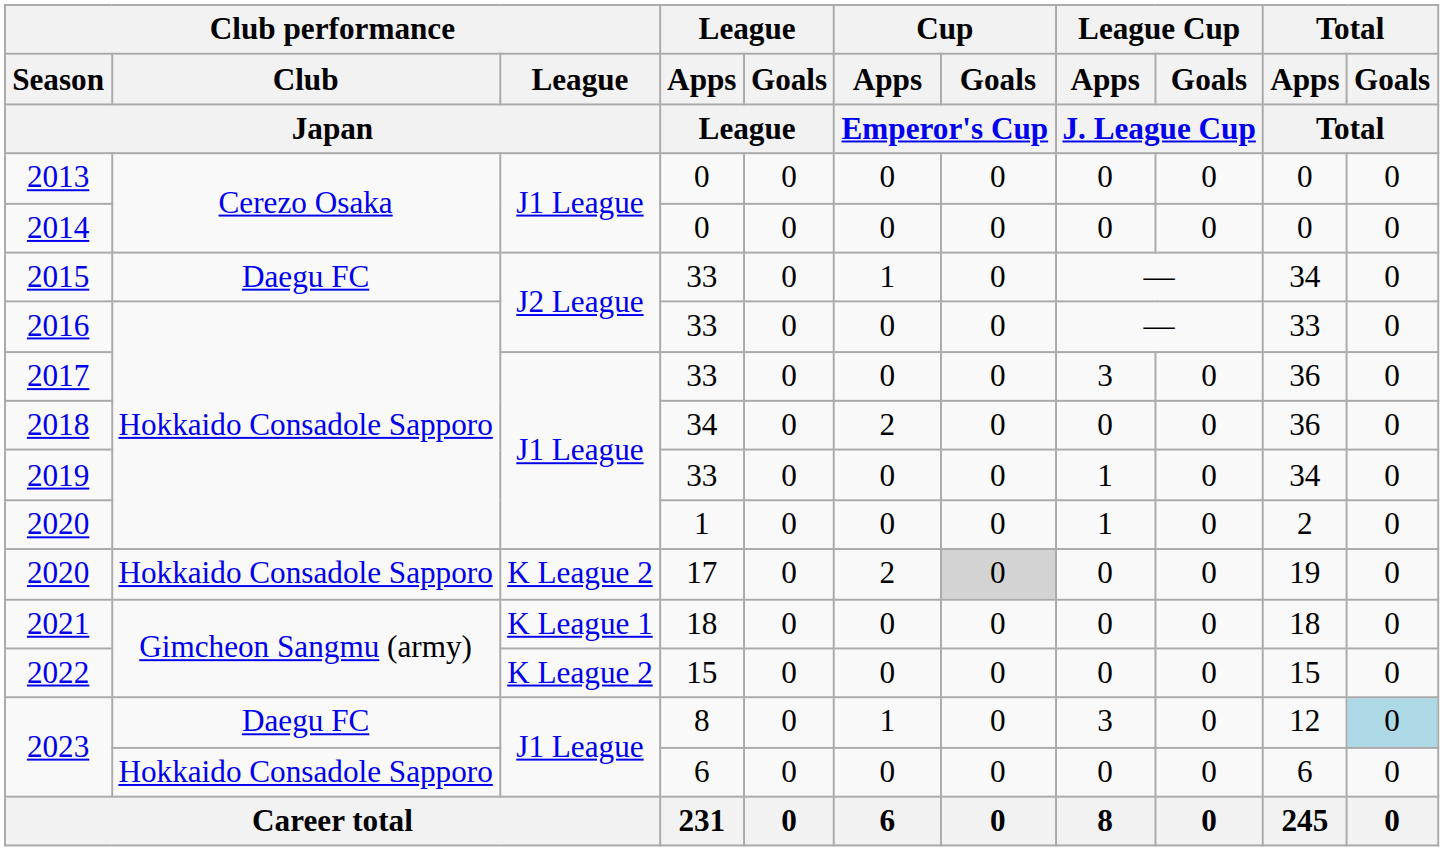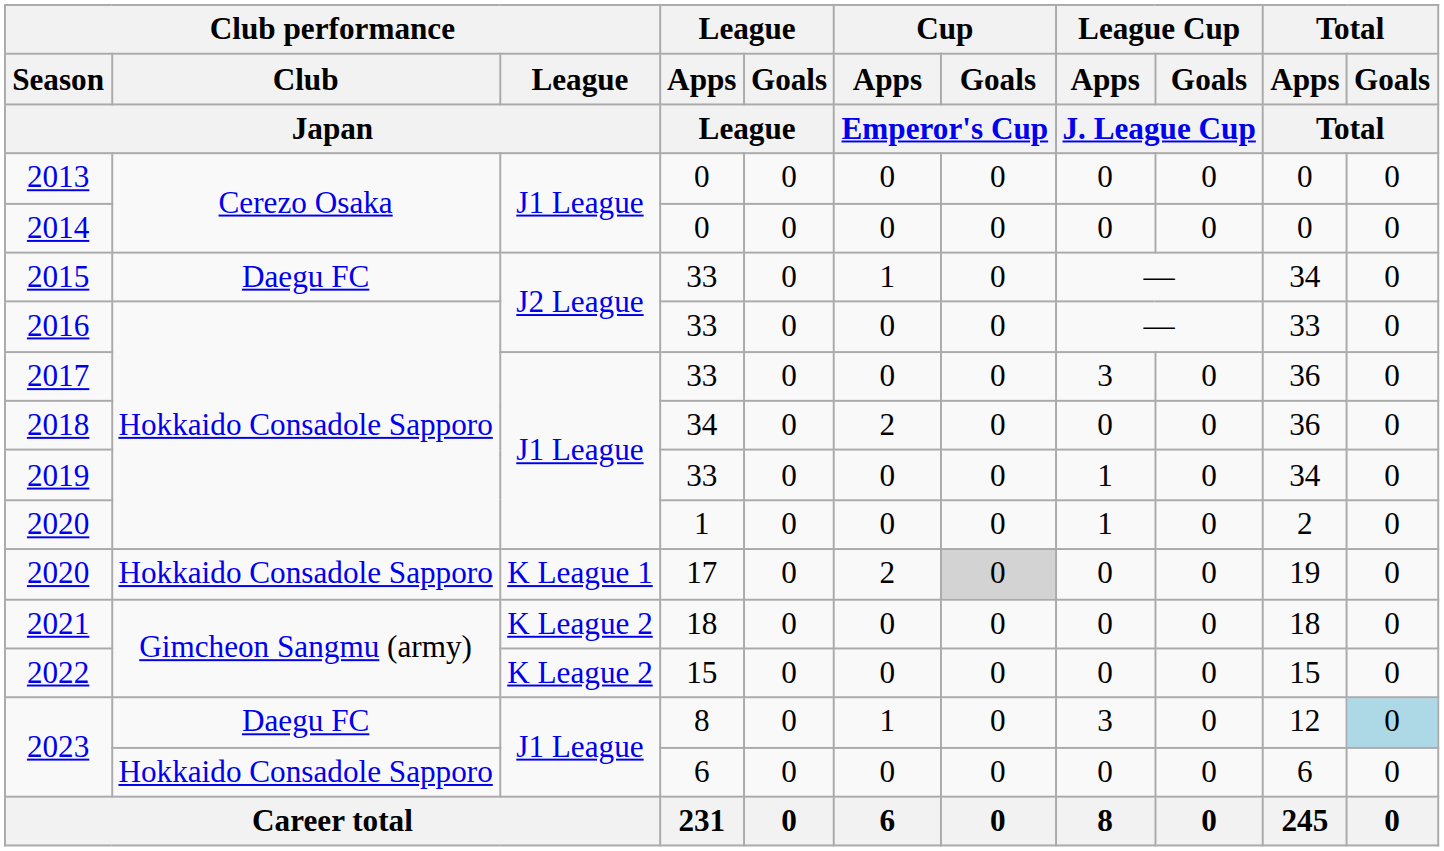(580, 573) K League 2 -> (580, 573) K League 1
(580, 623) K League 1 -> (580, 623) K League 2
